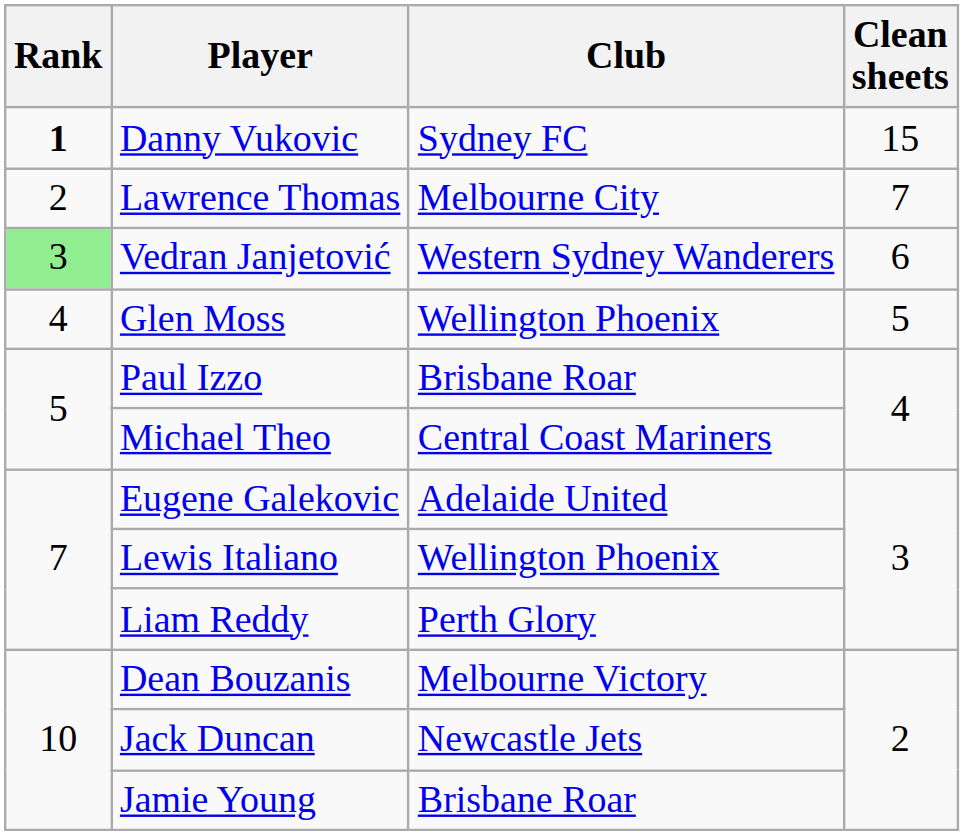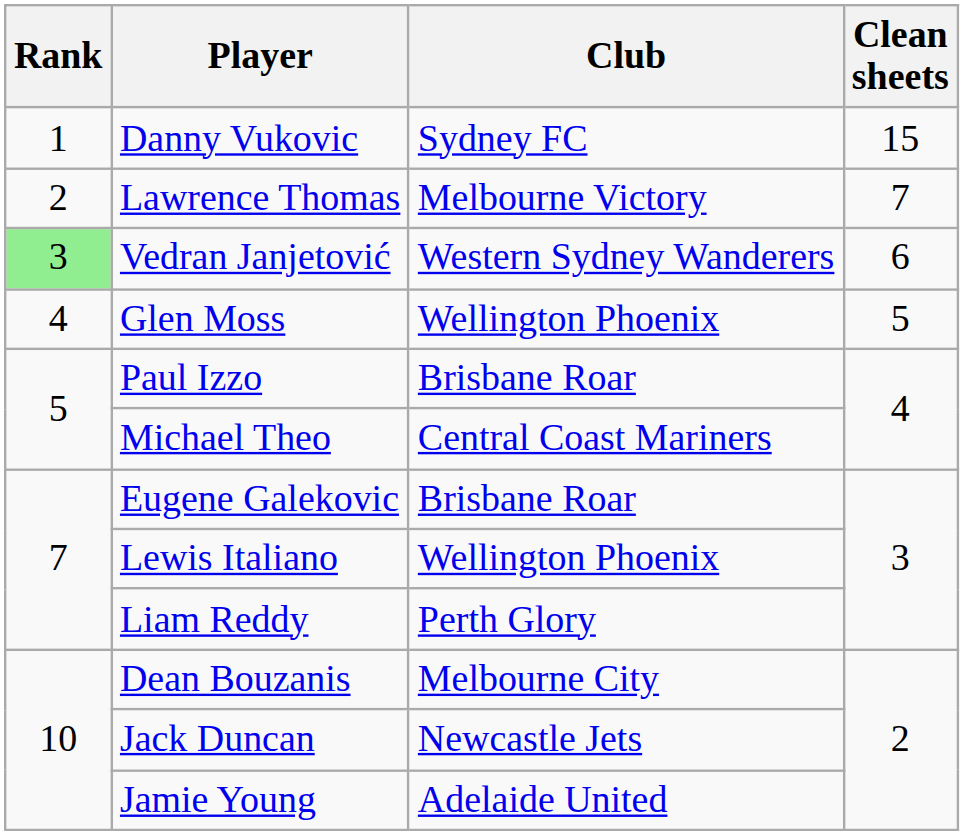(58, 137) bold -> (58, 137) normal
(538, 197) Melbourne City -> (562, 197) Melbourne Victory
(543, 498) Adelaide United -> (527, 498) Brisbane Roar
(562, 678) Melbourne Victory -> (538, 678) Melbourne City
(527, 798) Brisbane Roar -> (543, 798) Adelaide United
